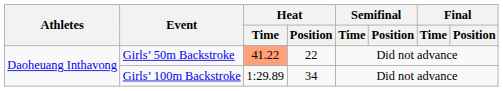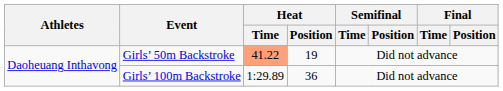(311, 55) 22 -> (311, 55) 19
(311, 76) 34 -> (311, 76) 36
